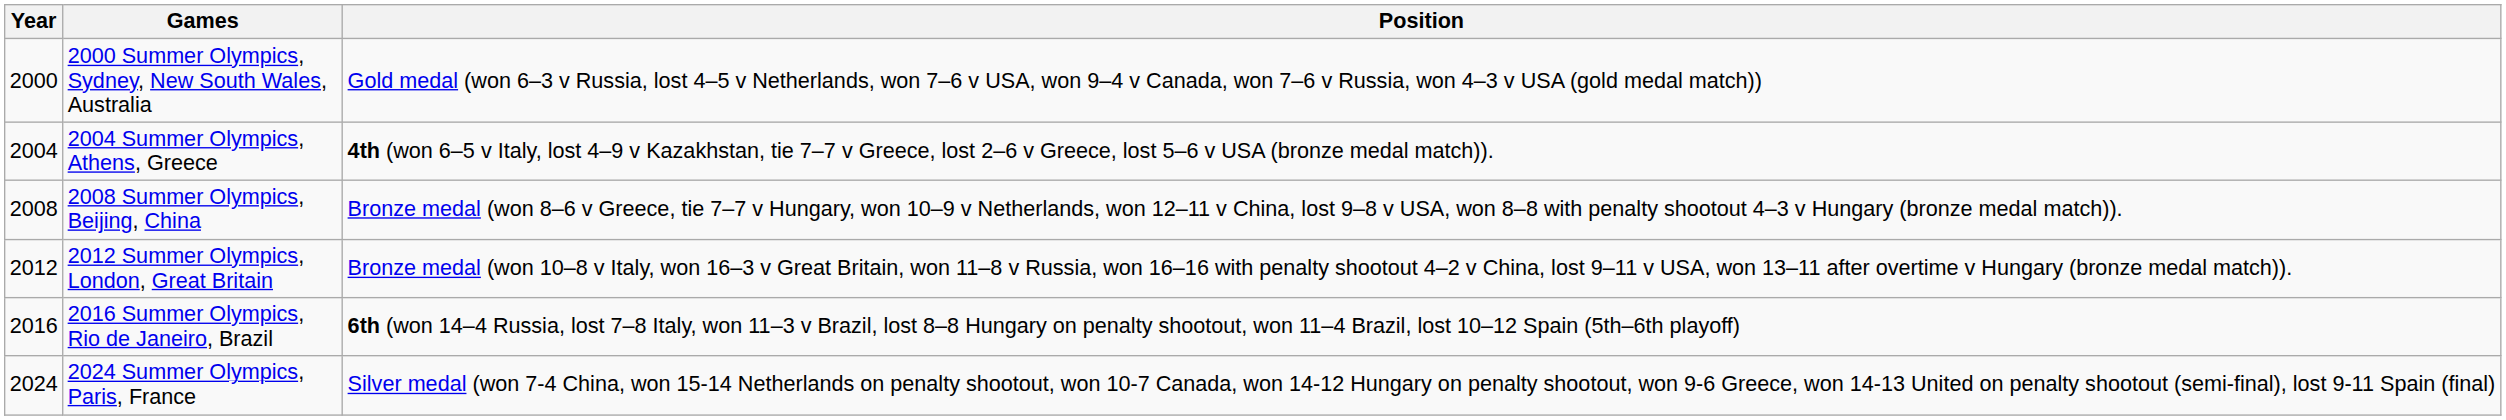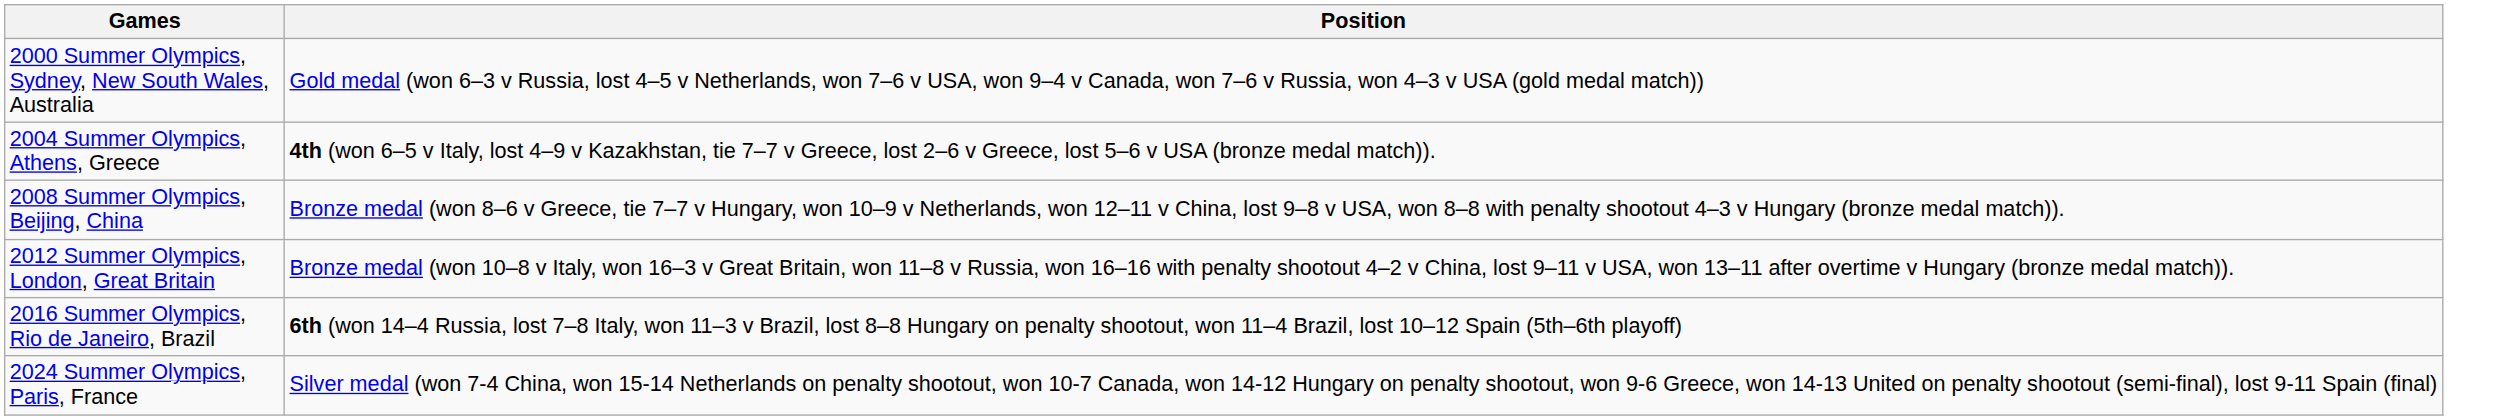- column: (34, 21)
